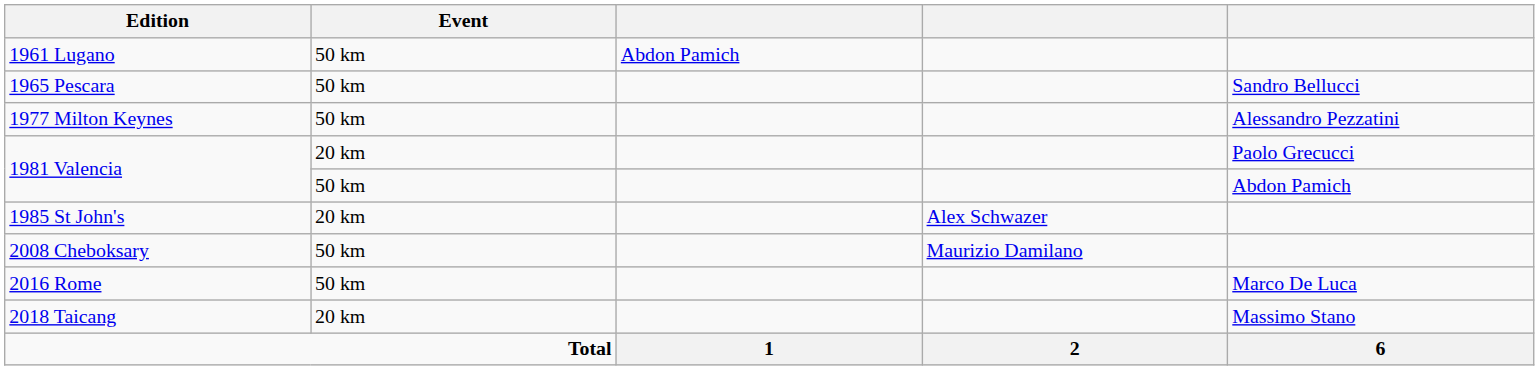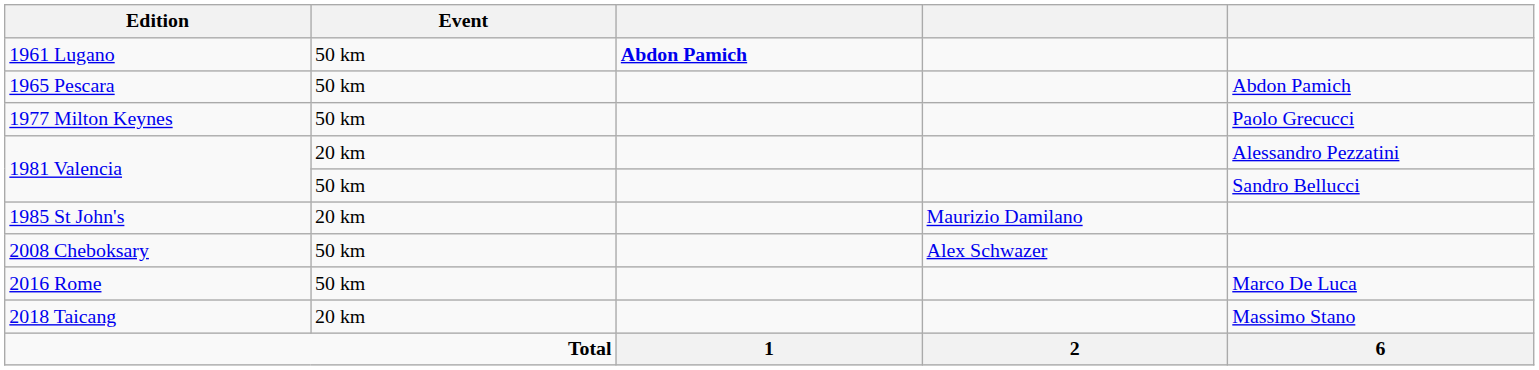(680, 54) normal -> (684, 54) bold
(1296, 86) Sandro Bellucci -> (1292, 86) Abdon Pamich
(1316, 119) Alessandro Pezzatini -> (1293, 119) Paolo Grecucci
(1293, 152) Paolo Grecucci -> (1316, 152) Alessandro Pezzatini
(1292, 185) Abdon Pamich -> (1296, 185) Sandro Bellucci
(987, 217) Alex Schwazer -> (1005, 217) Maurizio Damilano
(1005, 250) Maurizio Damilano -> (987, 250) Alex Schwazer
